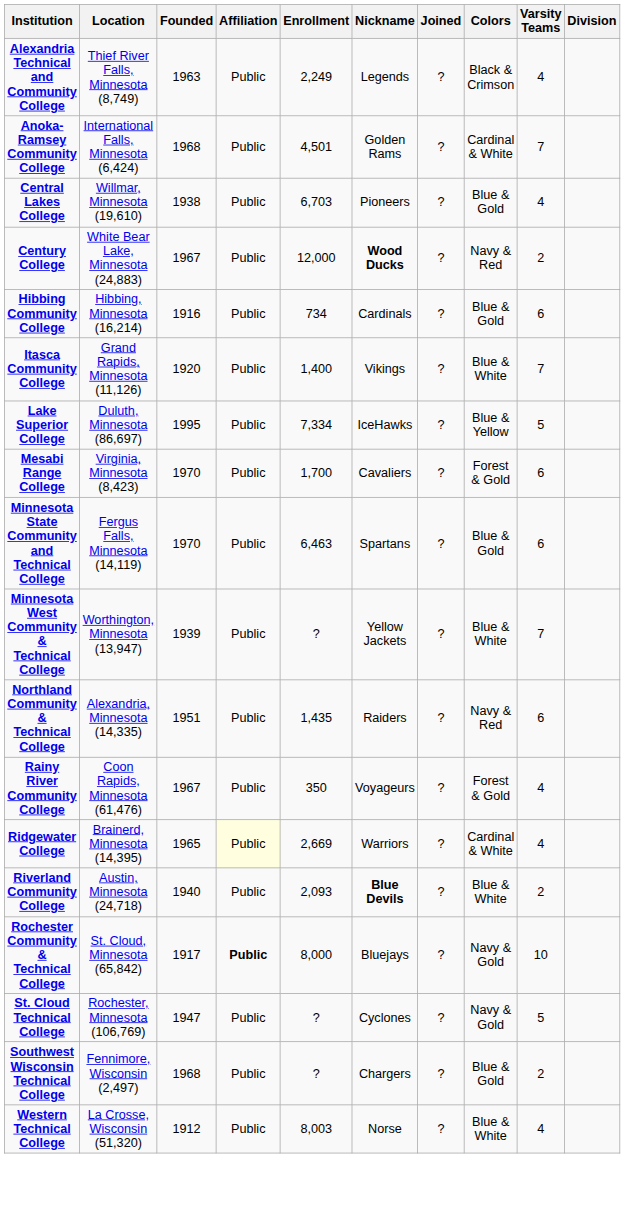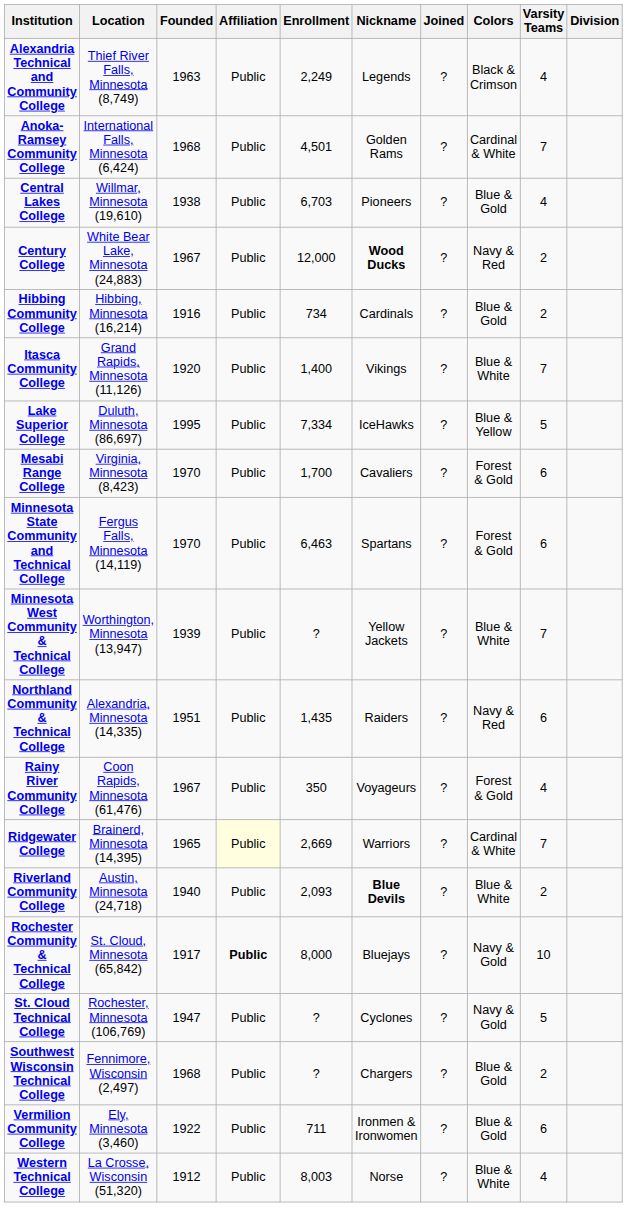(541, 313) 6 -> (544, 313) 2
(491, 543) Blue & Gold -> (493, 543) Forest & Gold
(541, 843) 4 -> (544, 843) 7
+ row: (42, 1129)
